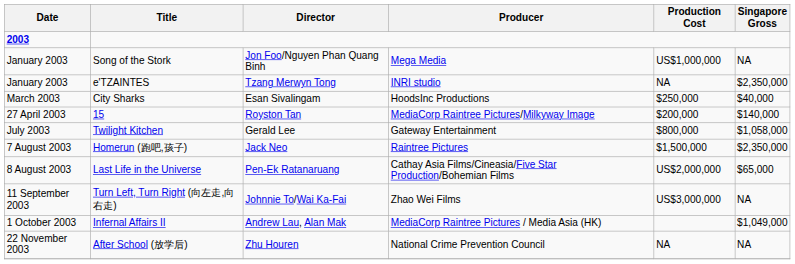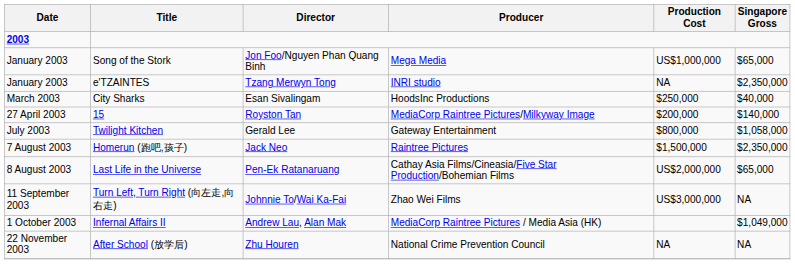(744, 61) NA -> (755, 61) $65,000
